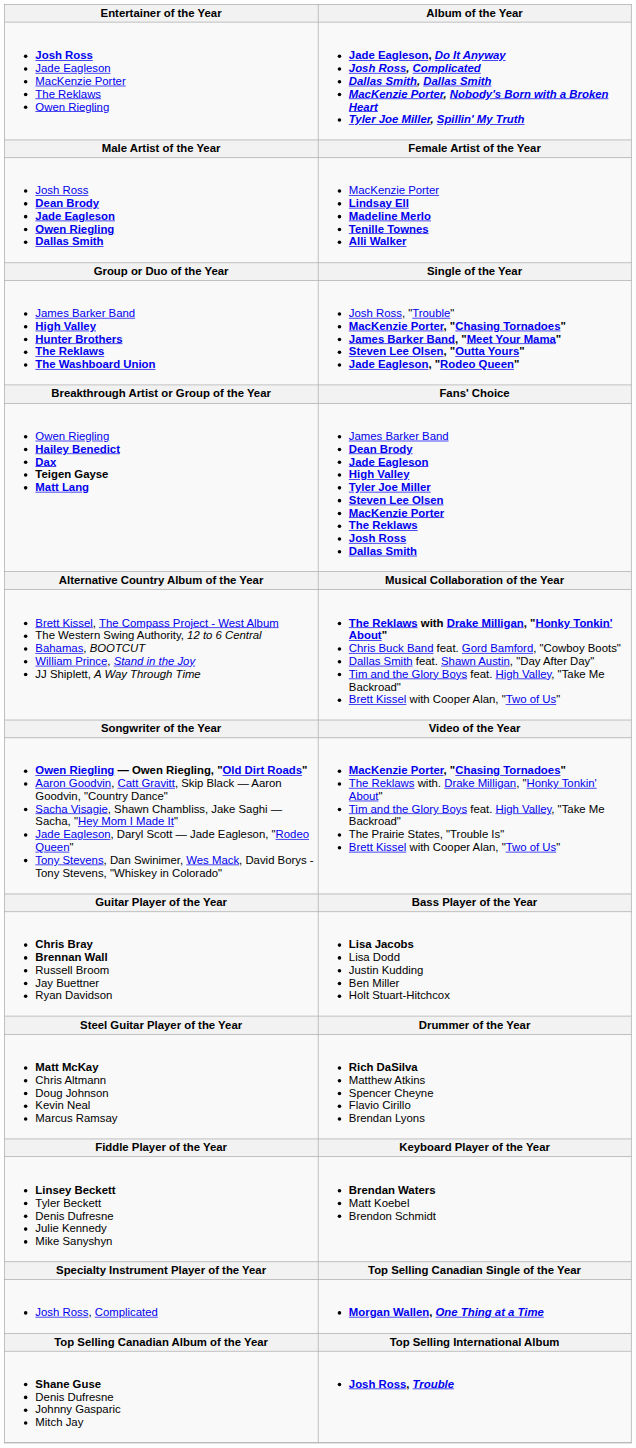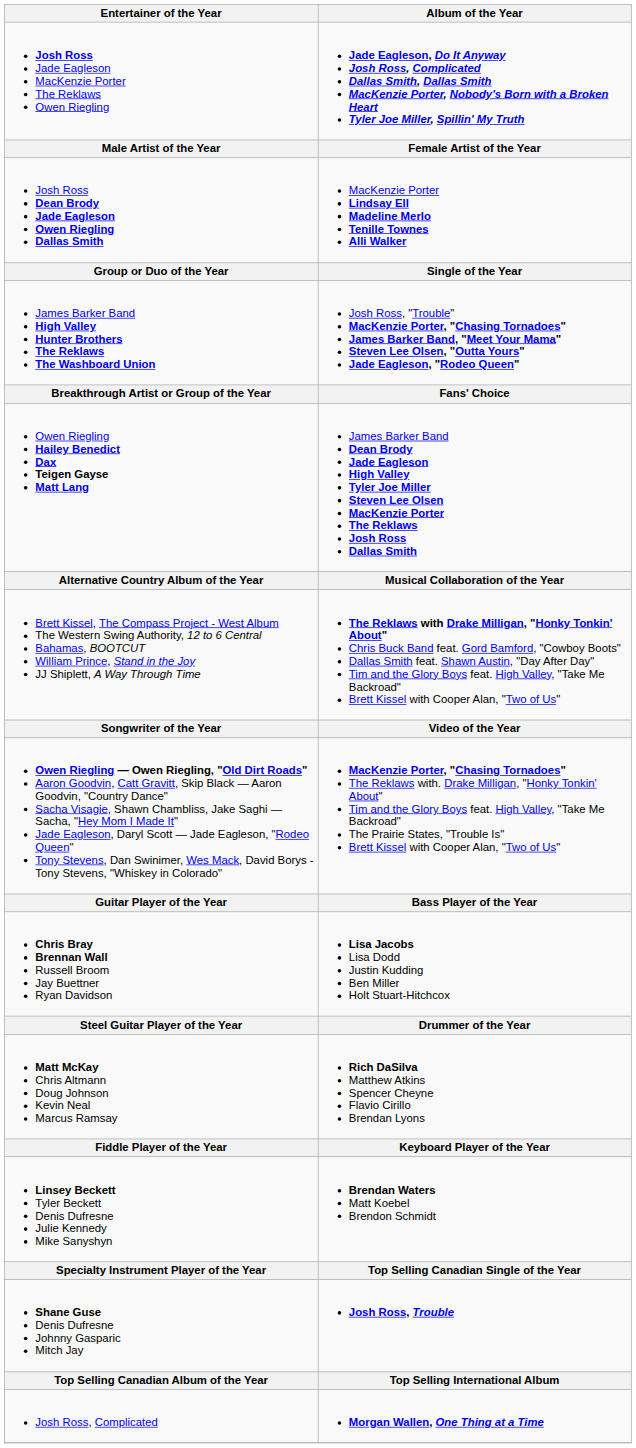rows swapped: (161, 1403) <-> (161, 1313)
